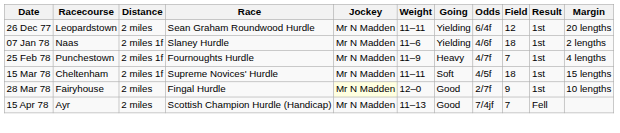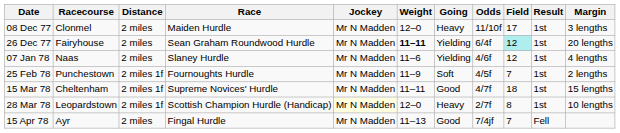+ row: (29, 27)
(86, 27) Leopardstown -> (80, 43) Fairyhouse
(412, 27) normal -> (413, 43) bold
(510, 27) no background -> (512, 43) paleturquoise background
(142, 43) 2 miles 1f -> (137, 58) 2 miles
(510, 43) 18 -> (512, 58) 12
(586, 43) 2 lengths -> (588, 58) 4 lengths
(450, 58) Heavy -> (445, 74) Soft
(483, 58) 4/7f -> (483, 74) 4/5f
(586, 58) 4 lengths -> (588, 74) 2 lengths
(445, 74) Soft -> (448, 89) Good
(483, 74) 4/5f -> (483, 89) 4/7f
(80, 89) Fairyhouse -> (86, 105) Leopardstown
(137, 89) 2 miles -> (142, 105) 2 miles 1f
(197, 89) Fingal Hurdle -> (250, 105) Scottish Champion Hurdle (Handicap)
(448, 89) Good -> (450, 105) Heavy
(507, 89) 9 -> (509, 105) 8
(250, 105) Scottish Champion Hurdle (Handicap) -> (197, 120) Fingal Hurdle
